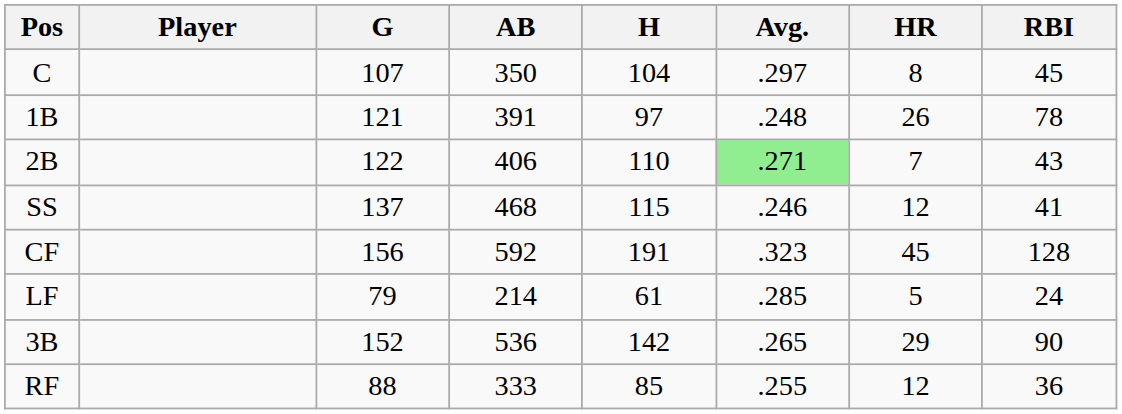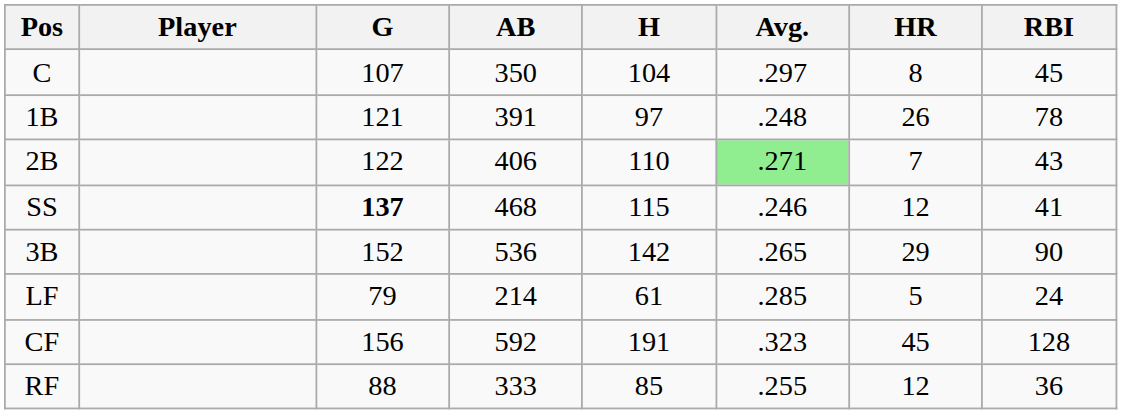(382, 206) normal -> (382, 206) bold
rows swapped: (42, 341) <-> (42, 251)
